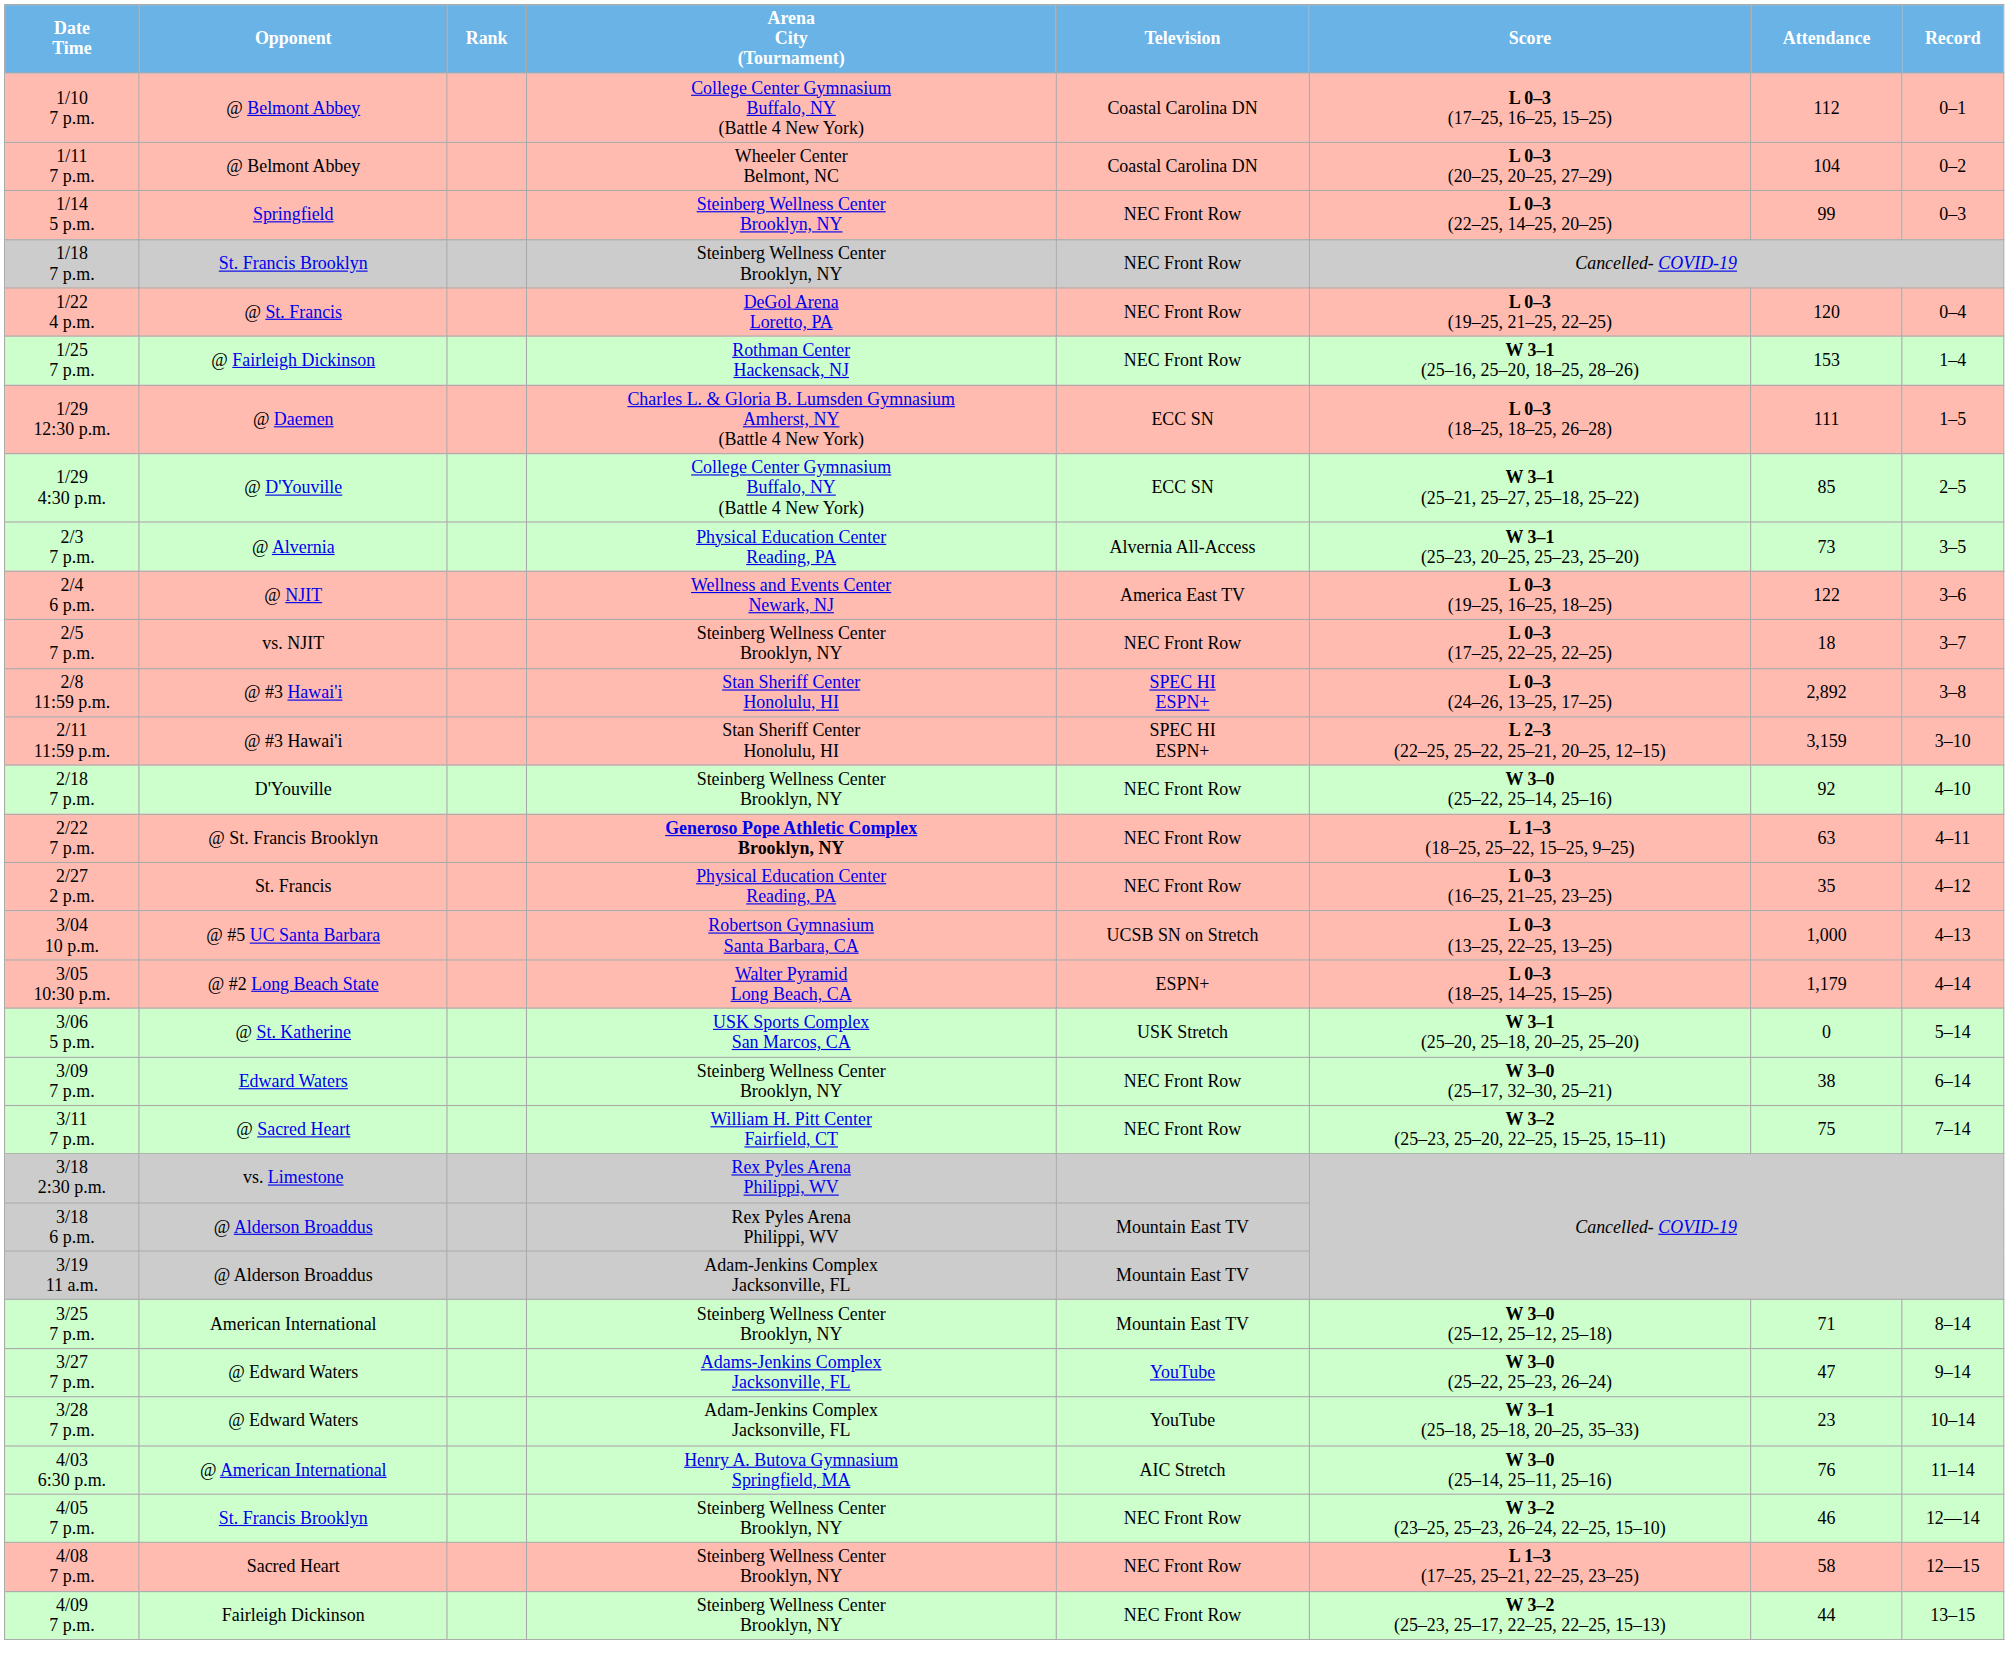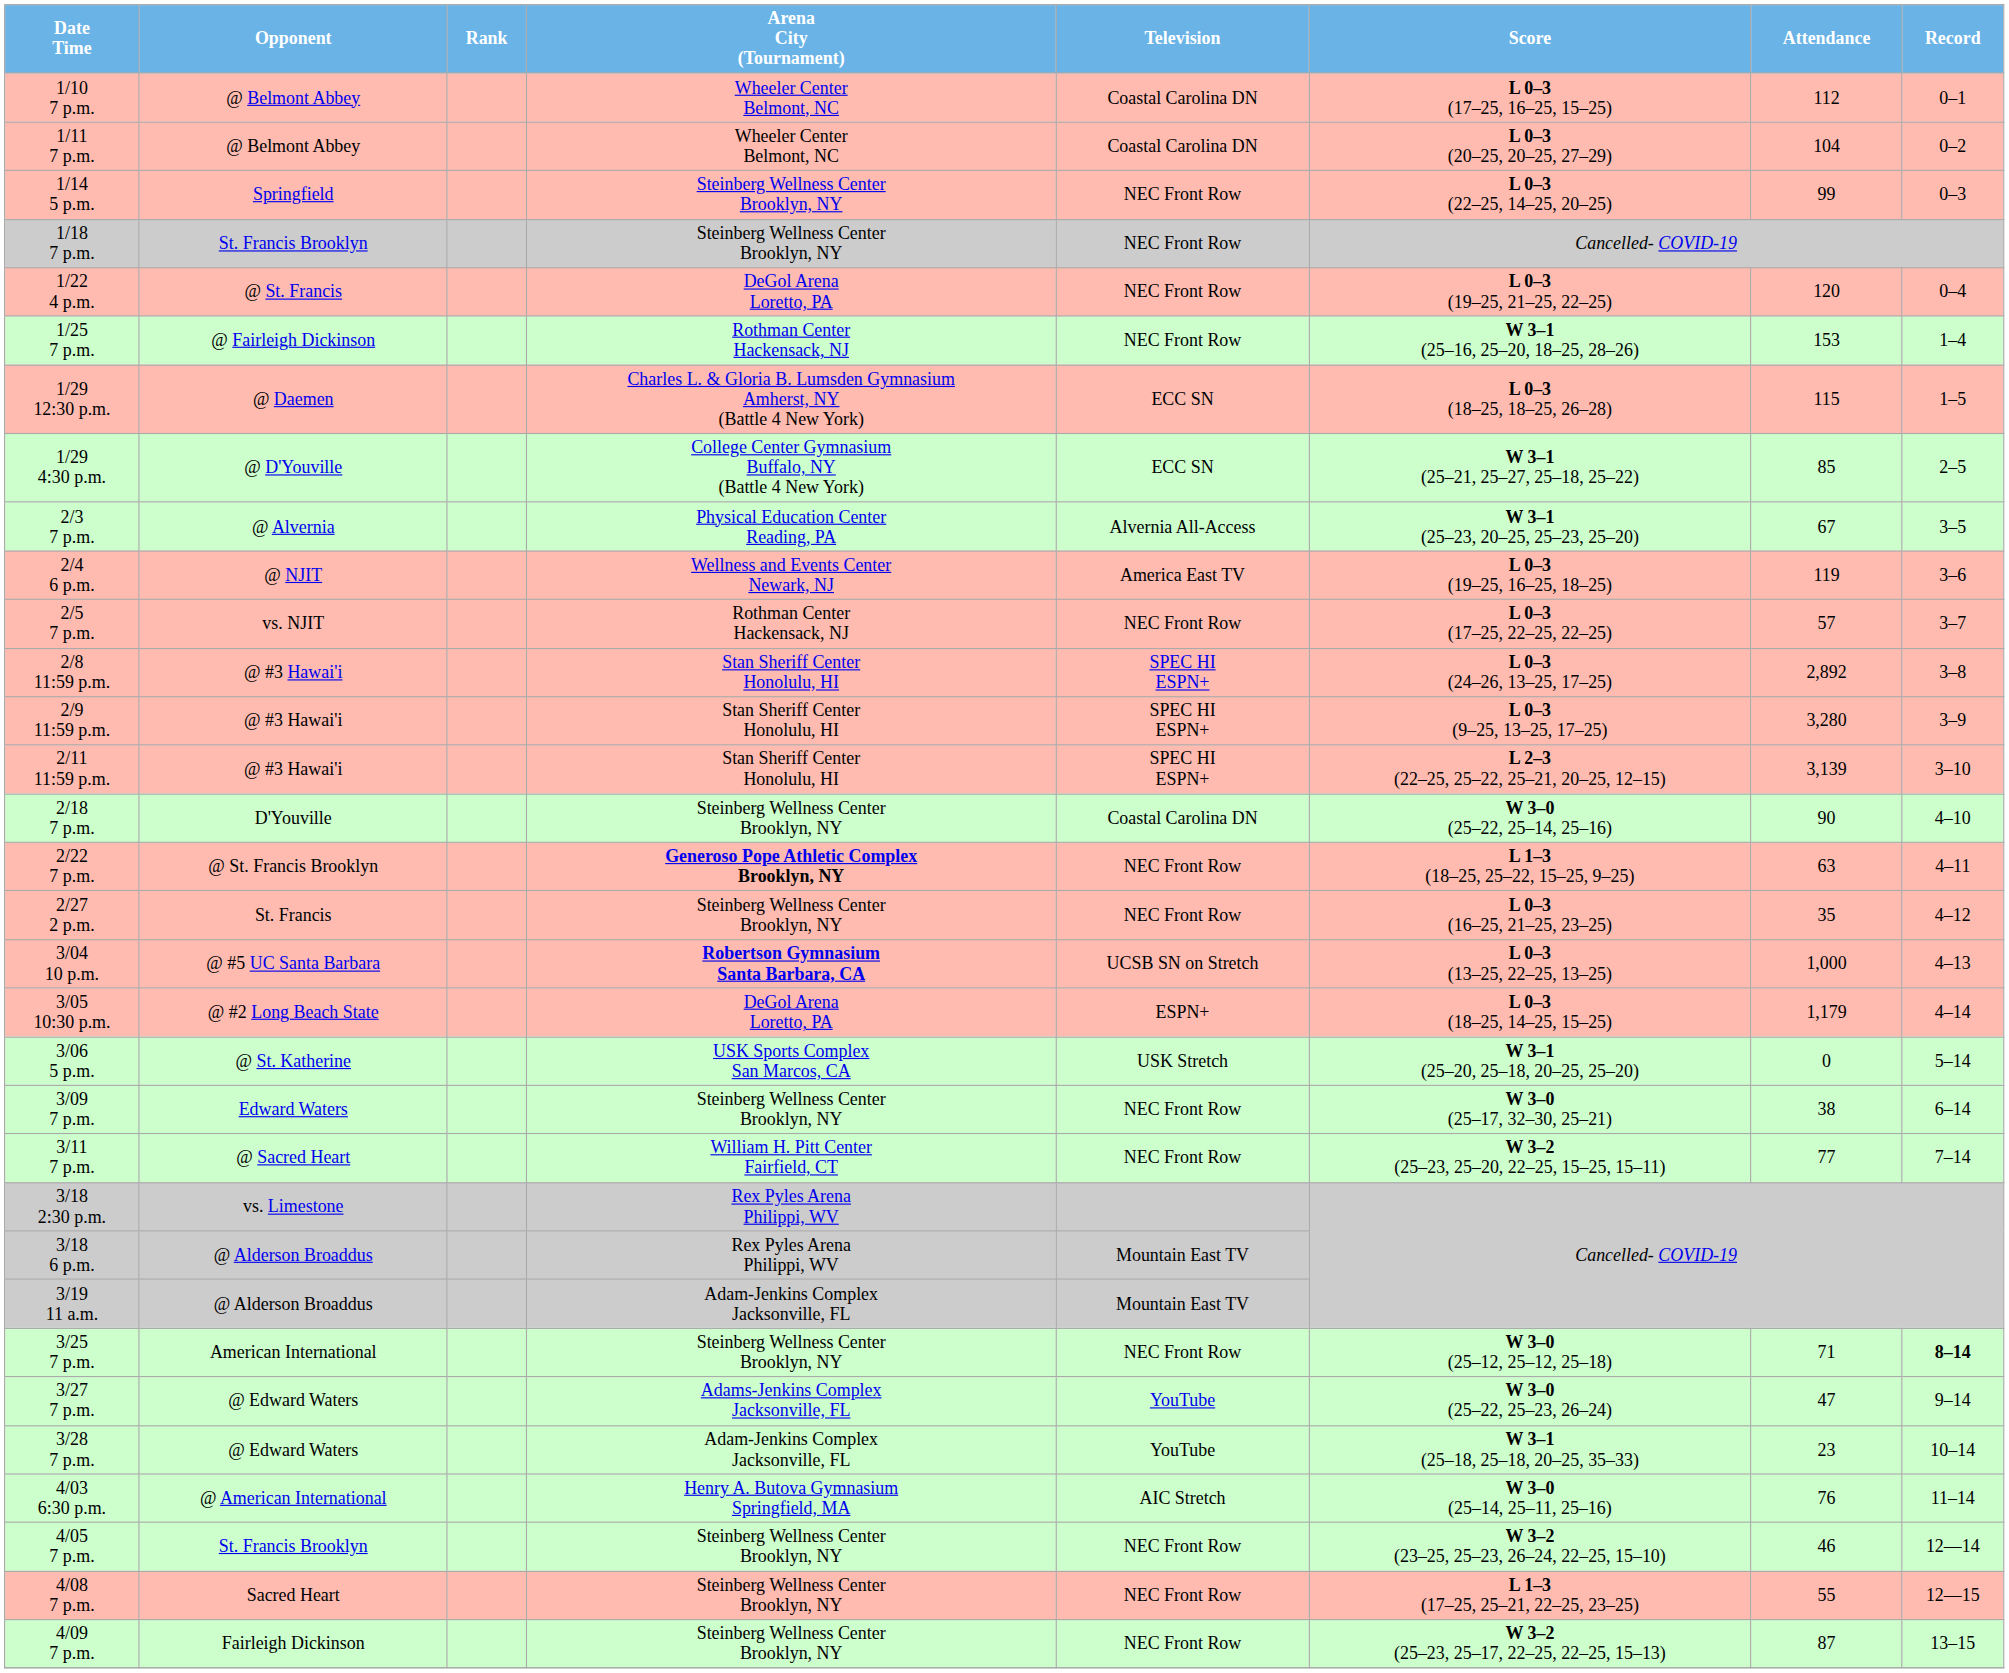(791, 107) College Center Gymnasium Buffalo, NY (Battle 4 New York) -> (791, 97) Wheeler Center Belmont, NC
(1827, 419) 111 -> (1827, 399) 115
(1827, 546) 73 -> (1827, 526) 67
(1827, 595) 122 -> (1827, 575) 119
(791, 643) Steinberg Wellness Center Brooklyn, NY -> (791, 623) Rothman Center Hackensack, NJ
(1827, 643) 18 -> (1827, 623) 57
+ row: (72, 720)
(1827, 740) 3,159 -> (1827, 769) 3,139
(1183, 789) NEC Front Row -> (1183, 817) Coastal Carolina DN
(1827, 789) 92 -> (1827, 817) 90
(791, 886) Physical Education Center Reading, PA -> (791, 915) Steinberg Wellness Center Brooklyn, NY
(791, 935) normal -> (791, 963) bold
(791, 983) Walter Pyramid Long Beach, CA -> (791, 1012) DeGol Arena Loretto, PA
(1827, 1129) 75 -> (1827, 1158) 77
(1183, 1323) Mountain East TV -> (1183, 1352) NEC Front Row
(1953, 1323) normal -> (1953, 1352) bold
(1827, 1566) 58 -> (1827, 1595) 55
(1827, 1615) 44 -> (1827, 1643) 87
